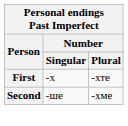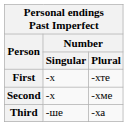(54, 95) -ше -> (50, 95) -х
+ row: (24, 113)
